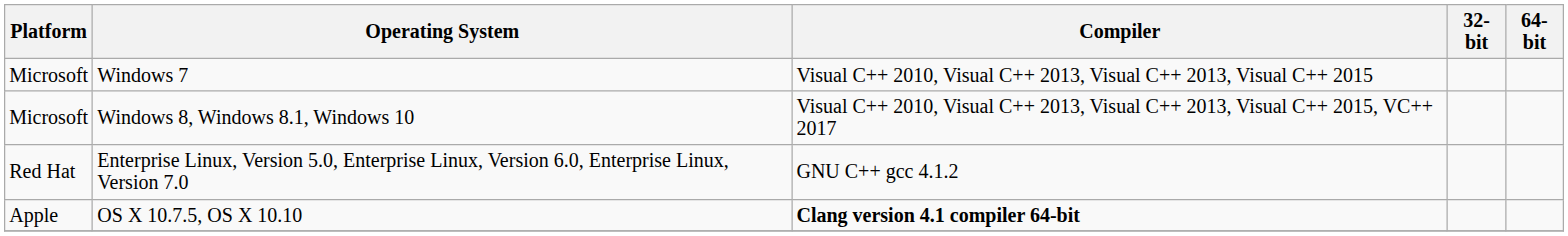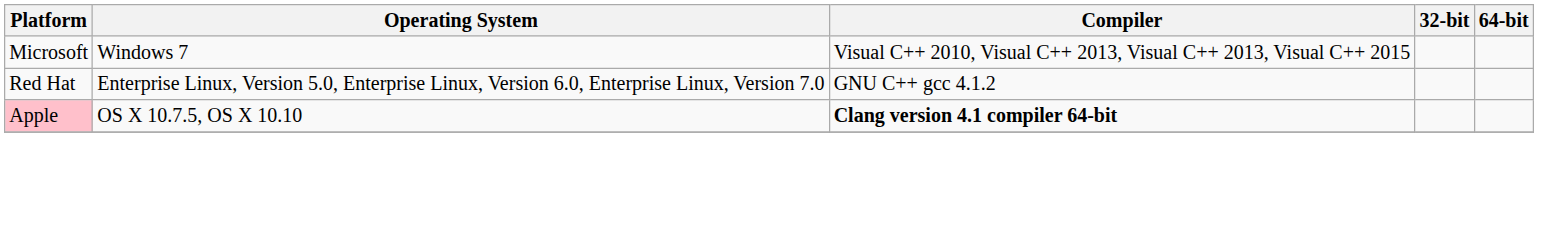- row: (256, 117)
(34, 214) no background -> (34, 115) pink background
